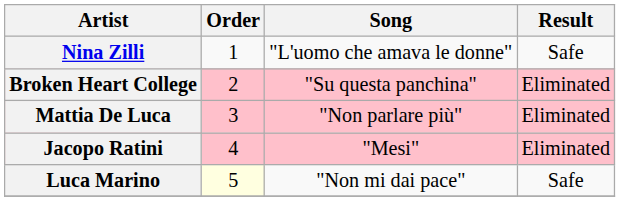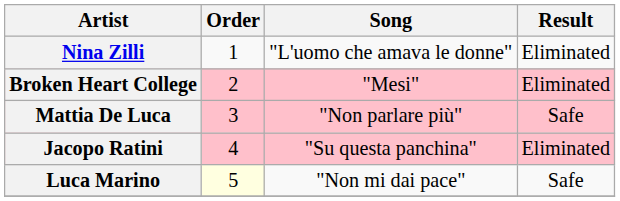(566, 52) Safe -> (566, 52) Eliminated
(391, 84) "Su questa panchina" -> (391, 84) "Mesi"
(566, 116) Eliminated -> (566, 116) Safe
(391, 148) "Mesi" -> (391, 148) "Su questa panchina"
